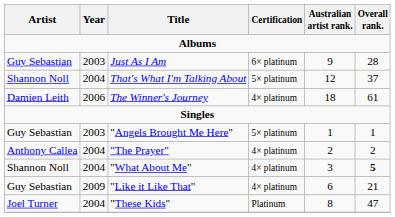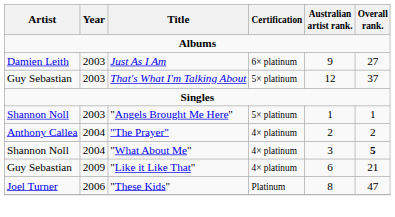(39, 61) Guy Sebastian -> (38, 61) Damien Leith
(373, 61) 28 -> (373, 61) 27
(38, 79) Shannon Noll -> (39, 79) Guy Sebastian
(94, 79) 2004 -> (94, 79) 2003
- row: (159, 97)
(39, 132) Guy Sebastian -> (38, 114) Shannon Noll
(94, 203) 2004 -> (94, 185) 2006
